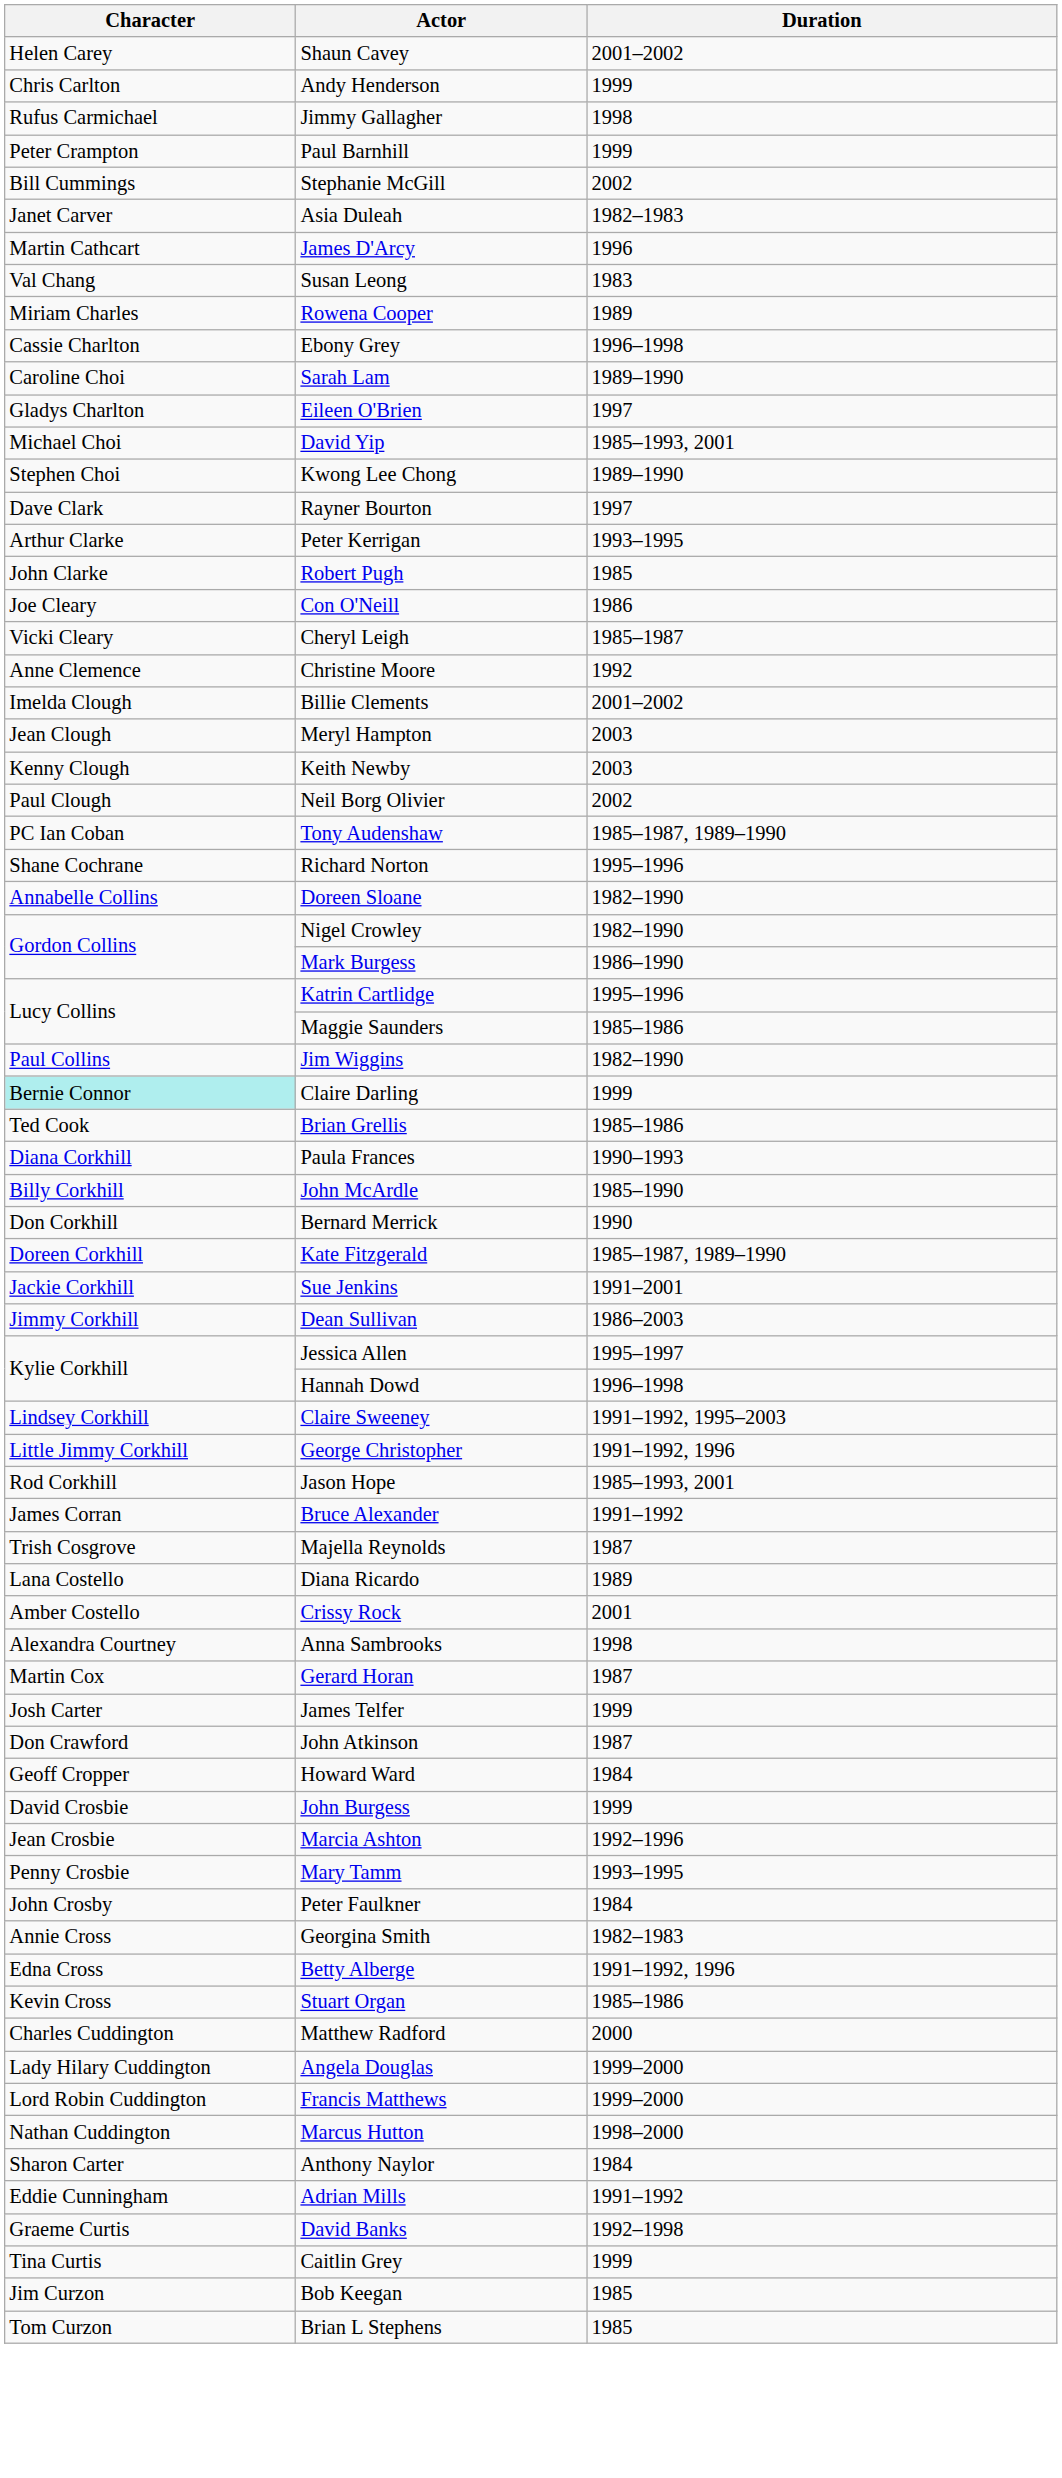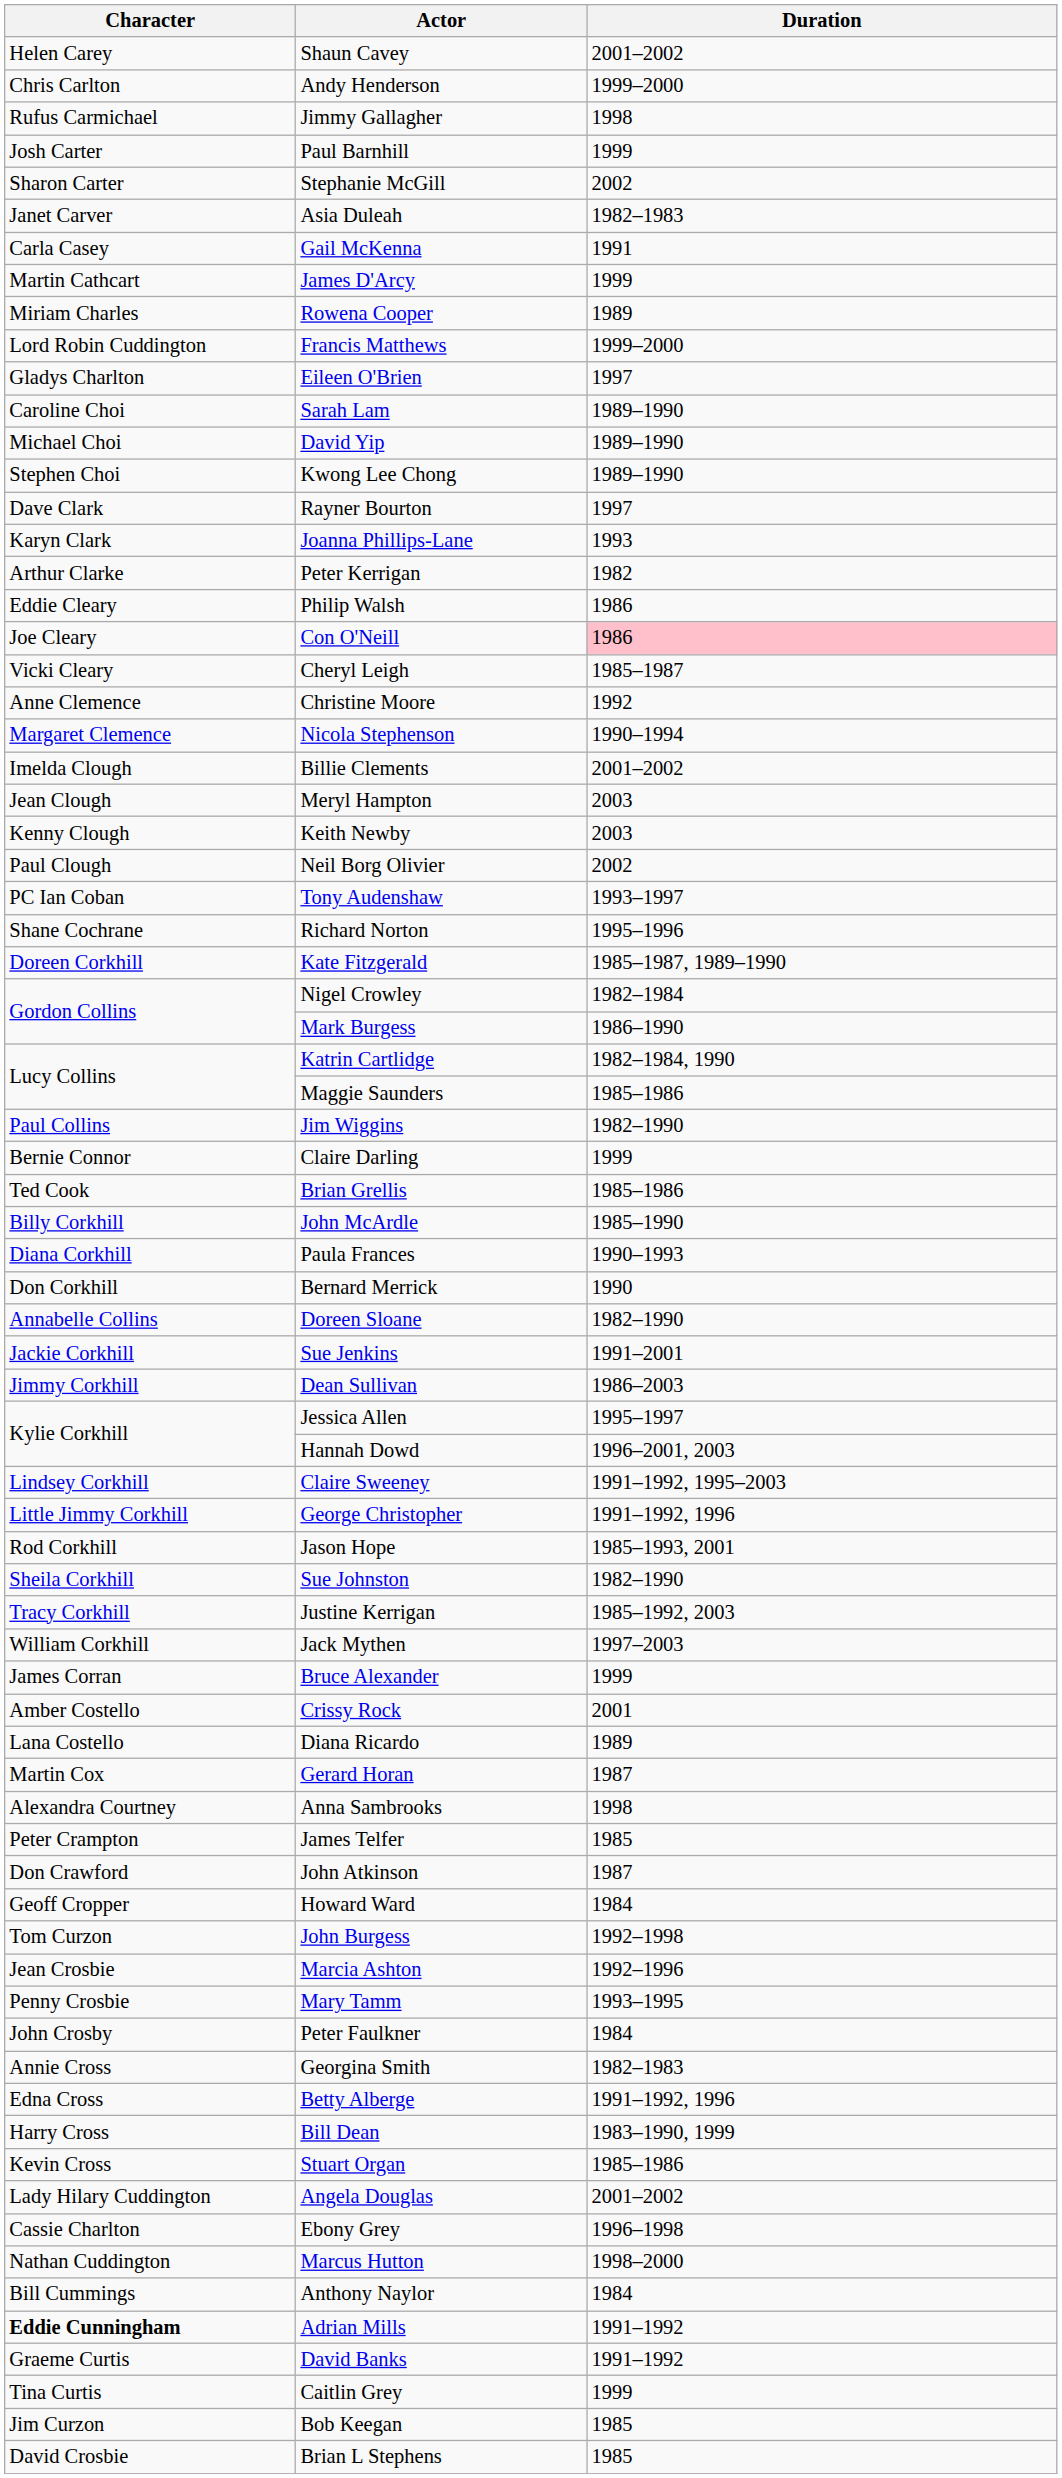(612, 85) 1999 -> (638, 85) 1999–2000
(74, 150) Peter Crampton -> (56, 150) Josh Carter
(72, 183) Bill Cummings -> (67, 183) Sharon Carter
+ row: (361, 248)
(612, 248) 1996 -> (612, 280) 1999
- row: (354, 280)
rows swapped: (350, 345) <-> (373, 2099)
rows swapped: (361, 410) <-> (345, 378)
(663, 442) 1985–1993, 2001 -> (638, 442) 1989–1990
+ row: (387, 540)
(638, 540) 1993–1995 -> (612, 572) 1982
- row: (352, 572)
+ row: (353, 605)
(612, 605) no background -> (612, 637) pink background
+ row: (377, 735)
(689, 832) 1985–1987, 1989–1990 -> (638, 897) 1993–1997
rows swapped: (361, 897) <-> (364, 1254)
(638, 930) 1982–1990 -> (638, 995) 1982–1984
(638, 995) 1995–1996 -> (663, 1060) 1982–1984, 1990
(70, 1092) paleturquoise background -> (70, 1157) no background
rows swapped: (359, 1190) <-> (358, 1157)
(638, 1384) 1996–1998 -> (663, 1449) 1996–2001, 2003
+ row: (355, 1579)
+ row: (368, 1612)
+ row: (353, 1644)
(638, 1514) 1991–1992 -> (612, 1677) 1999
- row: (373, 1547)
rows swapped: (351, 1612) <-> (360, 1579)
rows swapped: (371, 1644) <-> (357, 1677)
(56, 1709) Josh Carter -> (74, 1839) Peter Crampton
(612, 1709) 1999 -> (612, 1839) 1985
(69, 1807) David Crosbie -> (61, 1937) Tom Curzon
(612, 1807) 1999 -> (638, 1937) 1992–1998
+ row: (340, 2131)
- row: (373, 2034)
(638, 2066) 1999–2000 -> (638, 2196) 2001–2002
(67, 2164) Sharon Carter -> (72, 2294) Bill Cummings
(89, 2196) normal -> (95, 2326) bold
(638, 2229) 1992–1998 -> (638, 2359) 1991–1992
(61, 2326) Tom Curzon -> (69, 2456) David Crosbie
